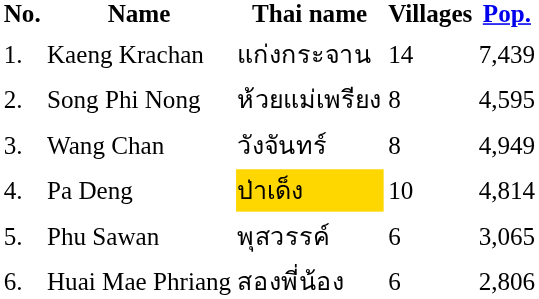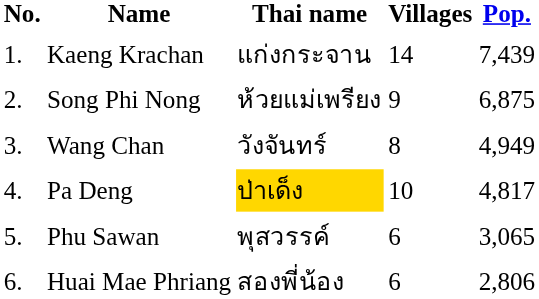(394, 99) 8 -> (394, 99) 9
(507, 99) 4,595 -> (507, 99) 6,875
(507, 190) 4,814 -> (507, 190) 4,817
